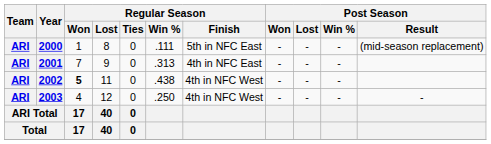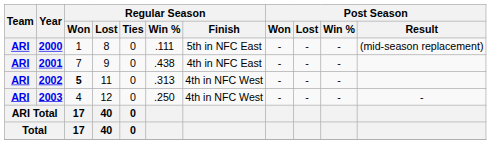(164, 63) .313 -> (164, 63) .438
(164, 80) .438 -> (164, 80) .313
